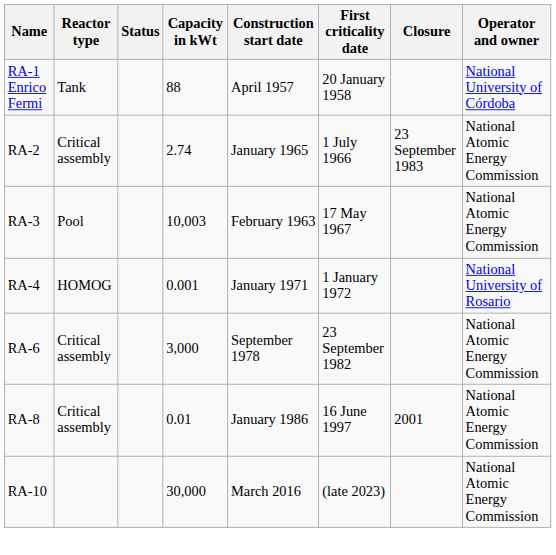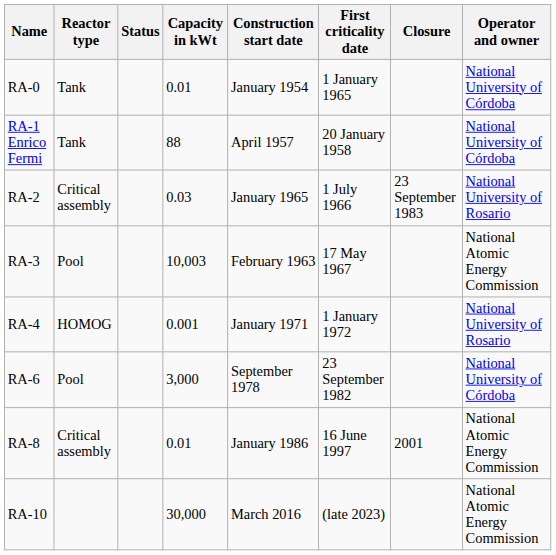+ row: (24, 87)
(179, 150) 2.74 -> (179, 197) 0.03
(502, 150) National Atomic Energy Commission -> (504, 197) National University of Rosario
(84, 348) Critical assembly -> (71, 379) Pool
(502, 348) National Atomic Energy Commission -> (504, 379) National University of Córdoba
